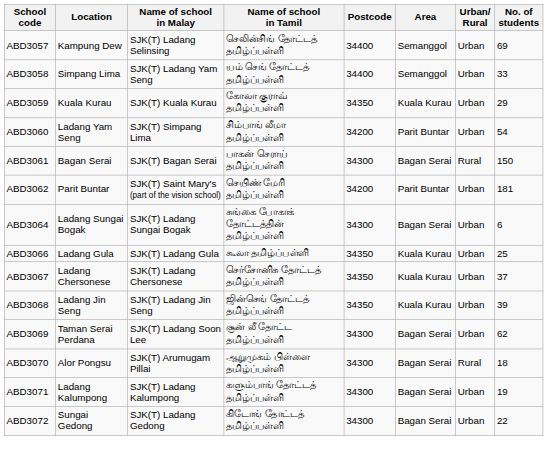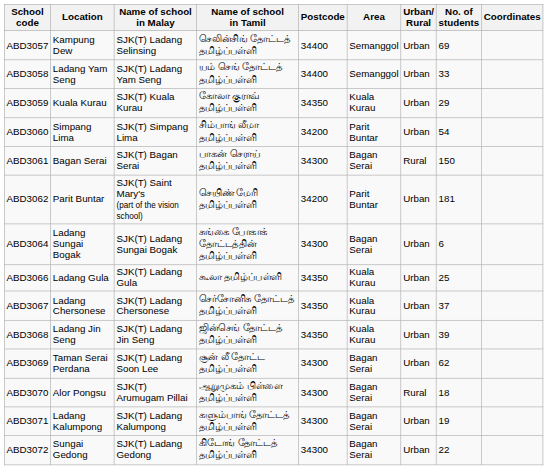+ column: (512, 17)
(89, 74) Simpang Lima -> (80, 74) Ladang Yam Seng
(85, 132) Ladang Yam Seng -> (72, 132) Simpang Lima
